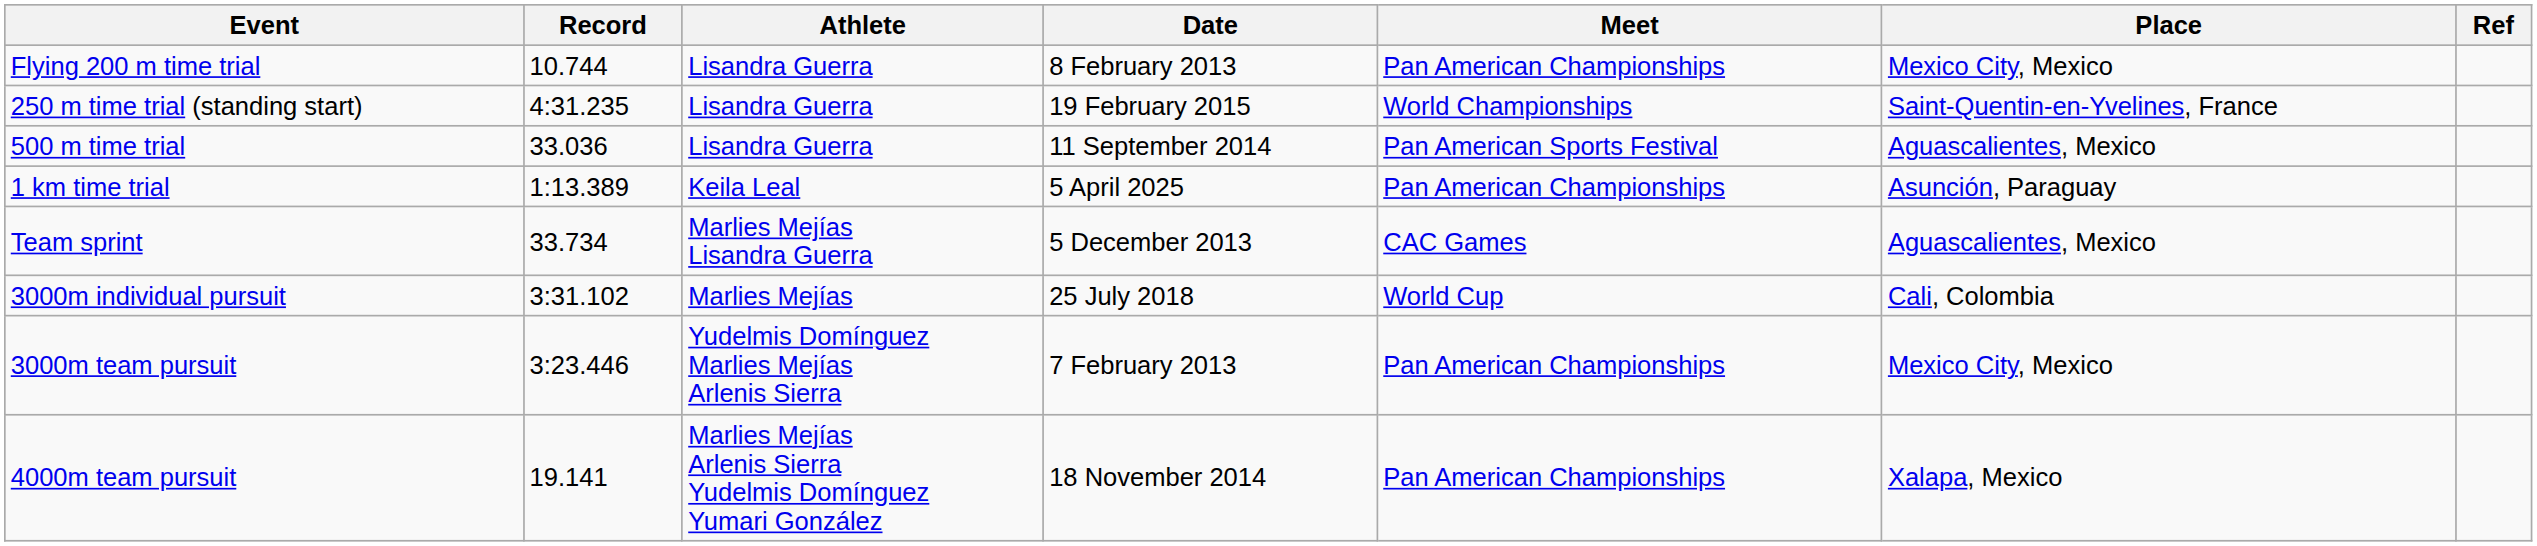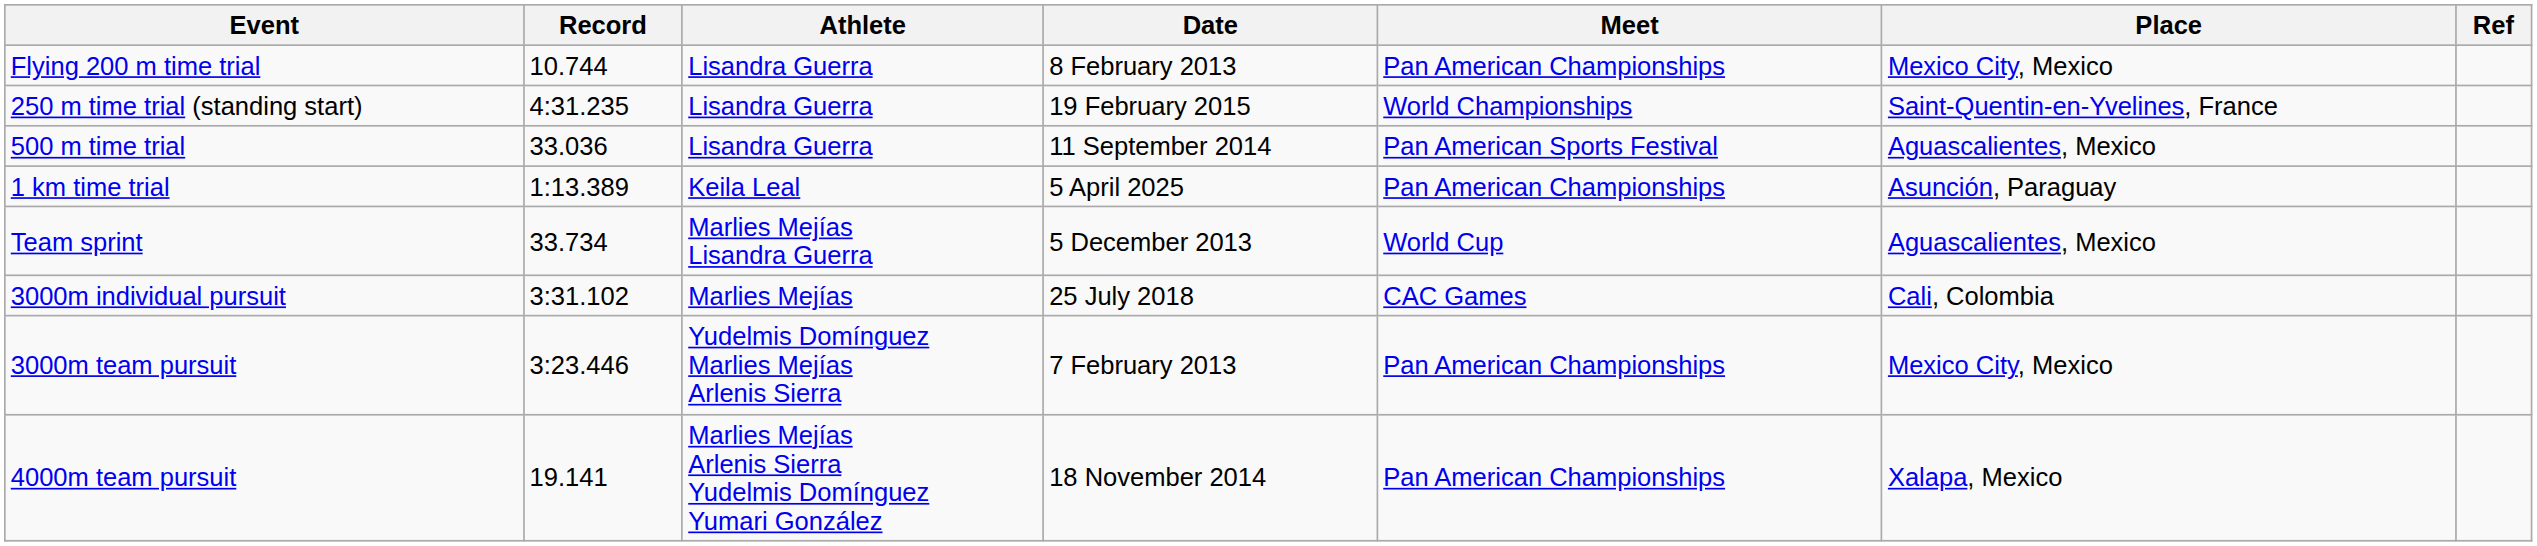(1455, 242) CAC Games -> (1443, 242) World Cup
(1443, 296) World Cup -> (1455, 296) CAC Games
